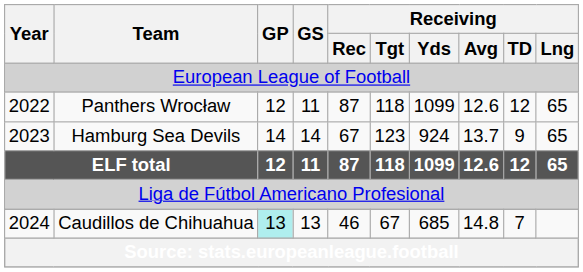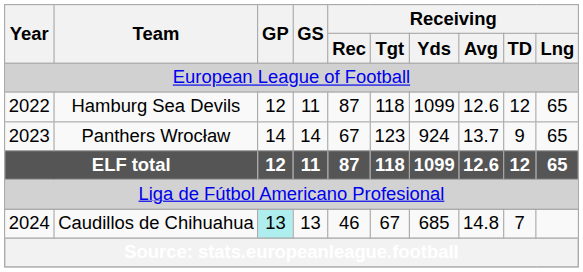(156, 106) Panthers Wrocław -> (156, 106) Hamburg Sea Devils
(156, 135) Hamburg Sea Devils -> (156, 135) Panthers Wrocław
